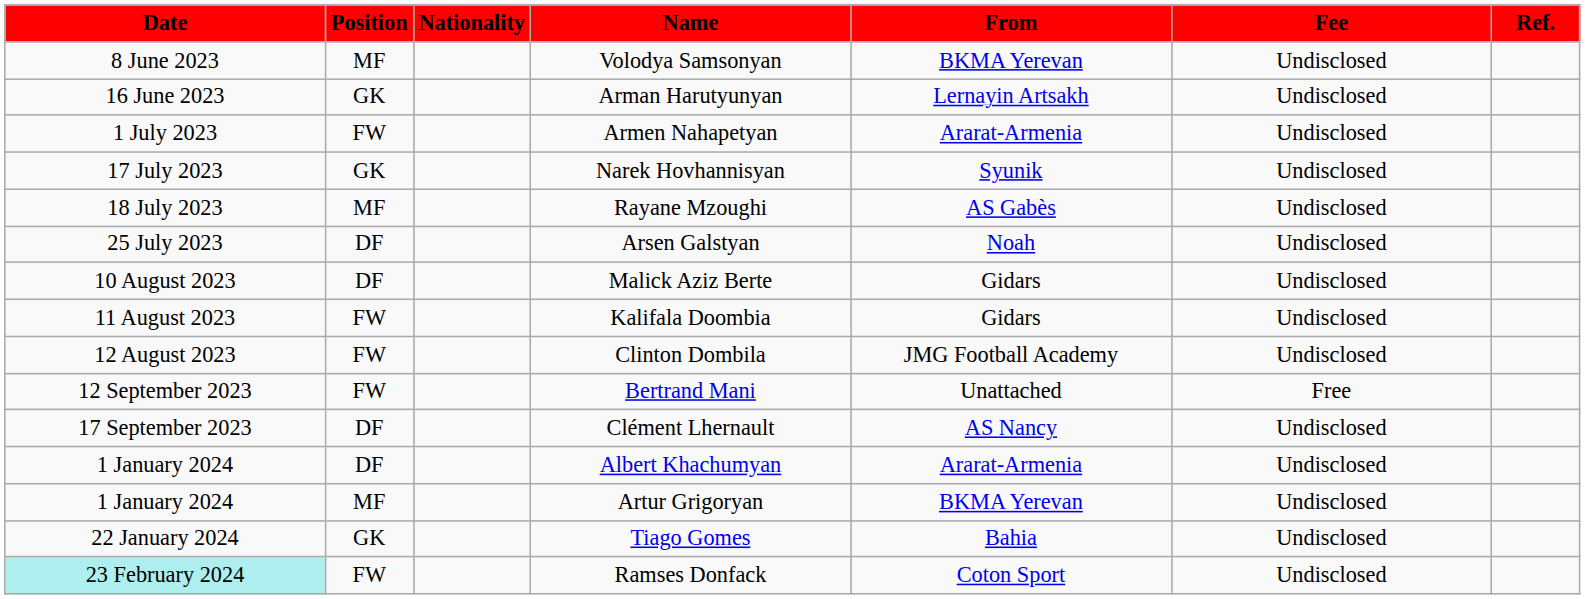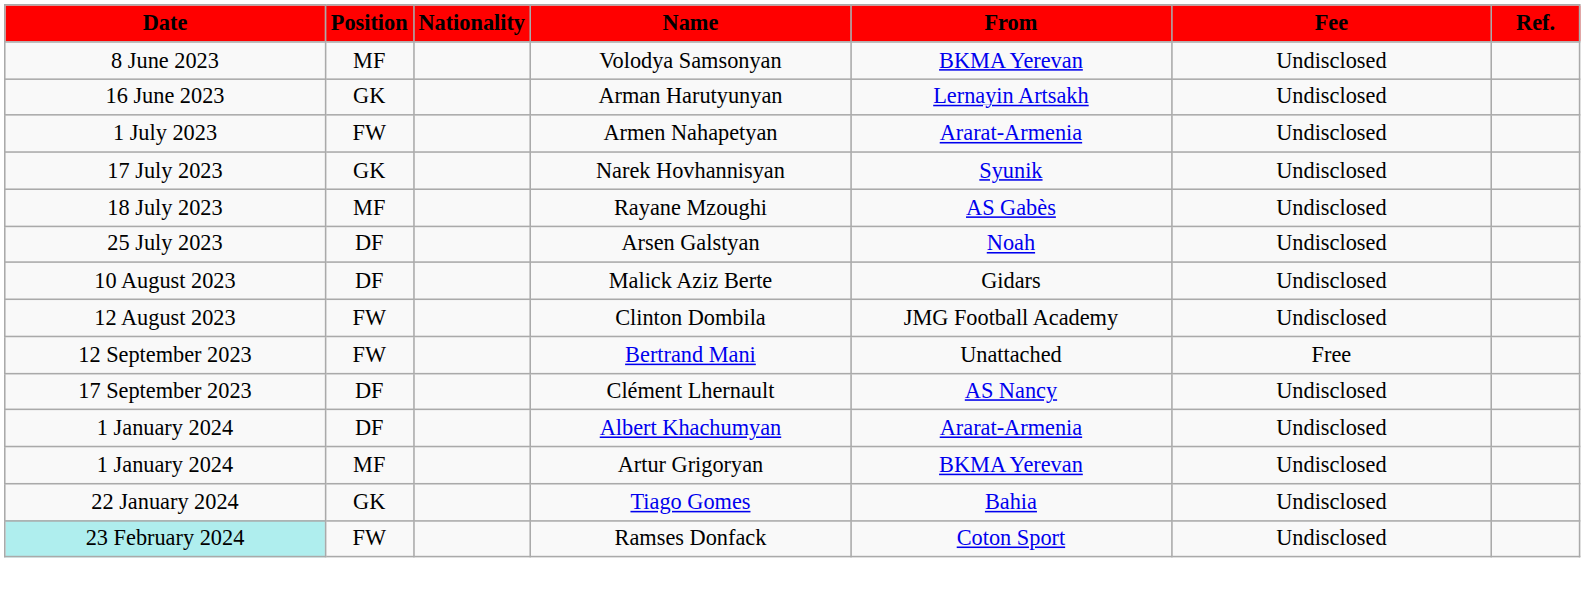- row: (690, 317)
